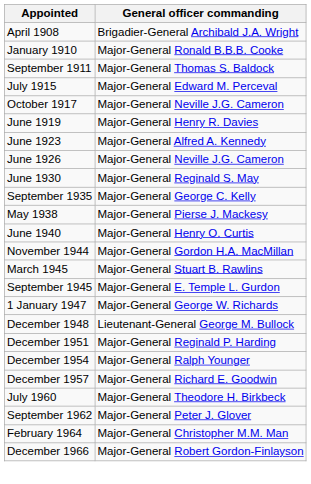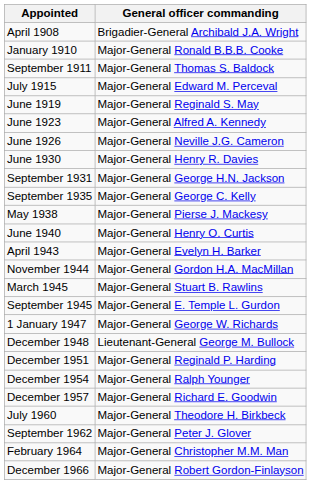- row: (42, 104)
(178, 123) Major-General Henry R. Davies -> (178, 104) Major-General Reginald S. May
(178, 178) Major-General Reginald S. May -> (178, 159) Major-General Henry R. Davies
+ row: (50, 178)
+ row: (33, 251)
